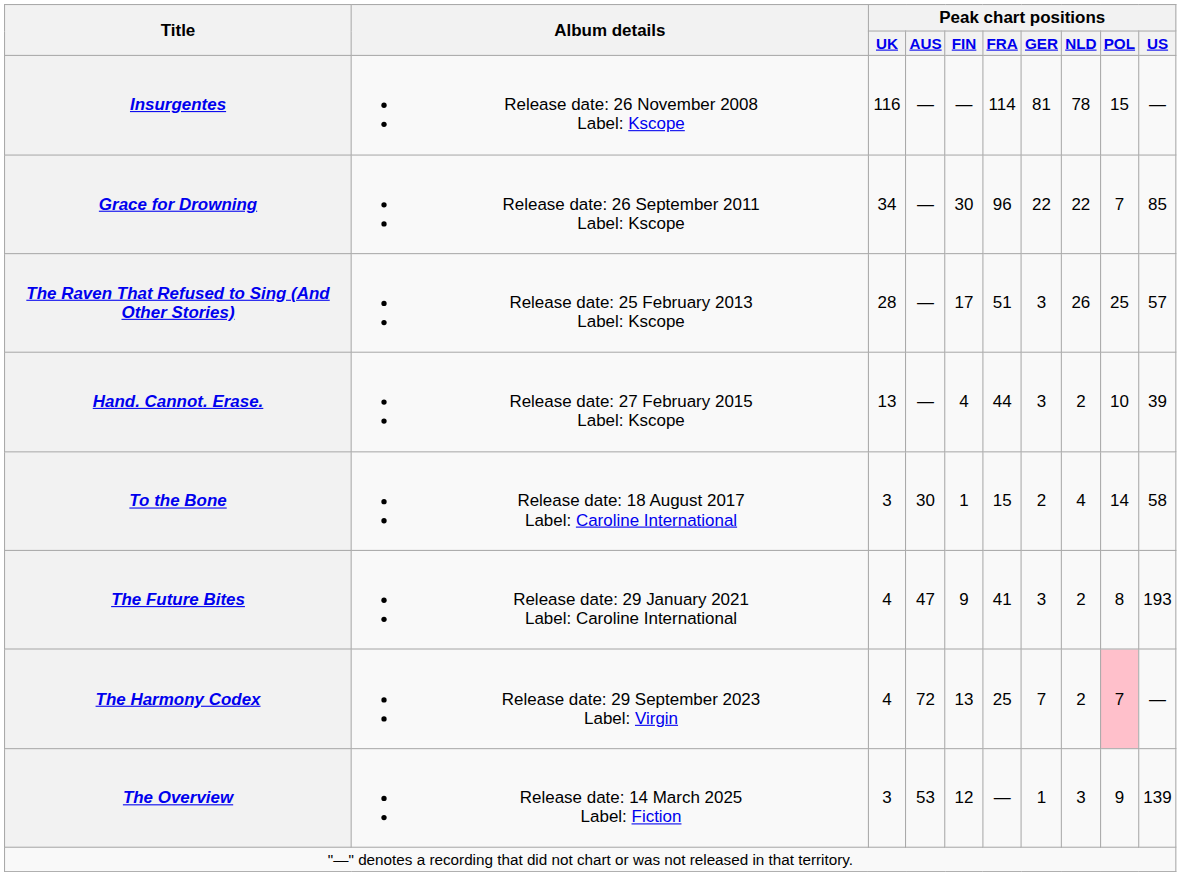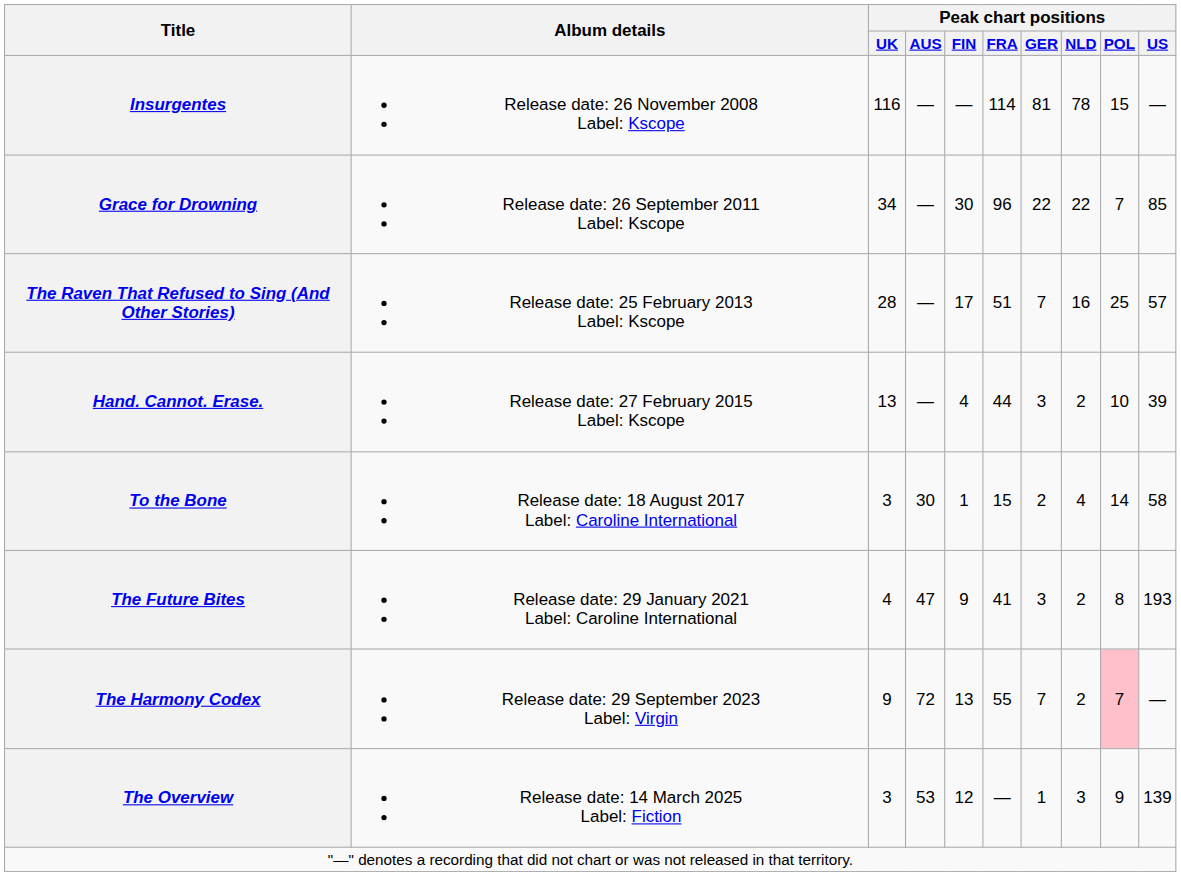(1042, 302) 3 -> (1042, 302) 7
(1081, 302) 26 -> (1081, 302) 16
(887, 698) 4 -> (887, 698) 9
(1002, 698) 25 -> (1002, 698) 55
